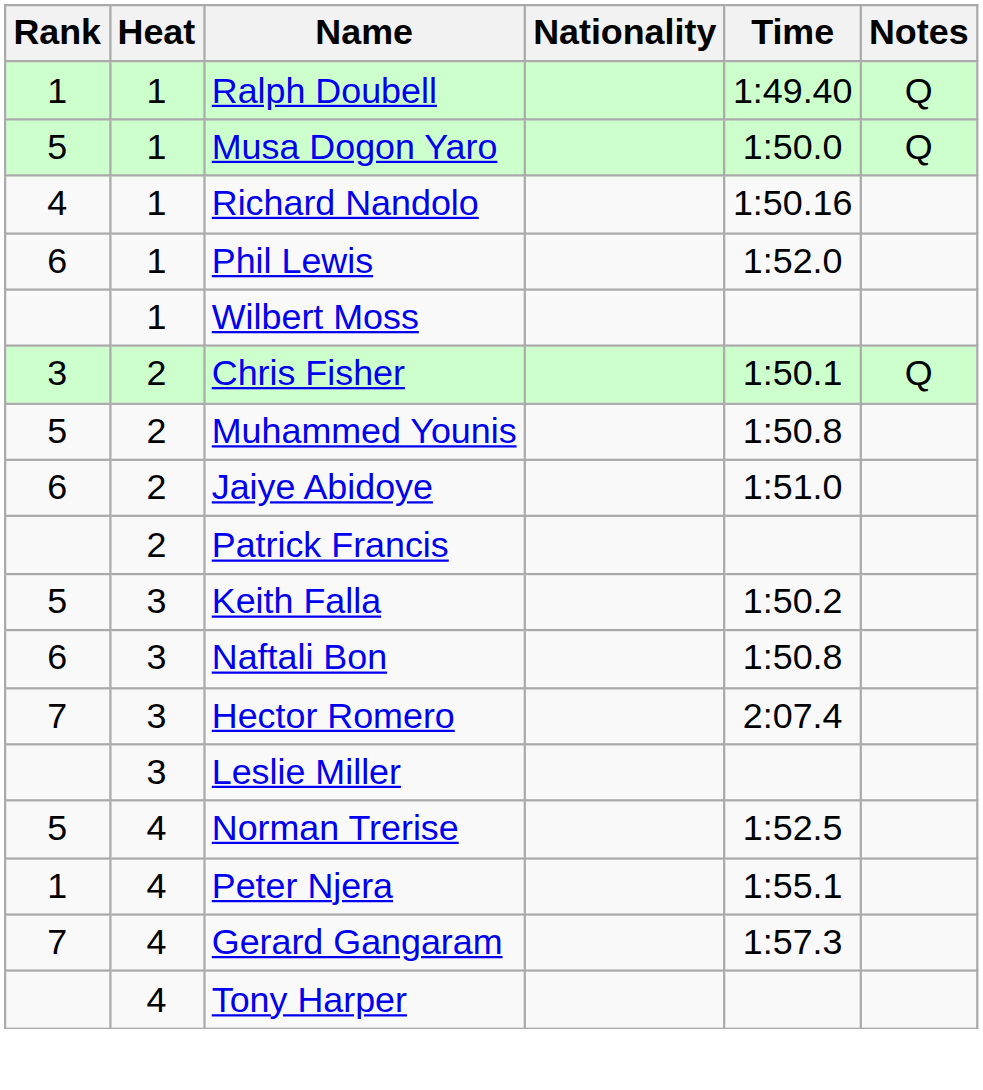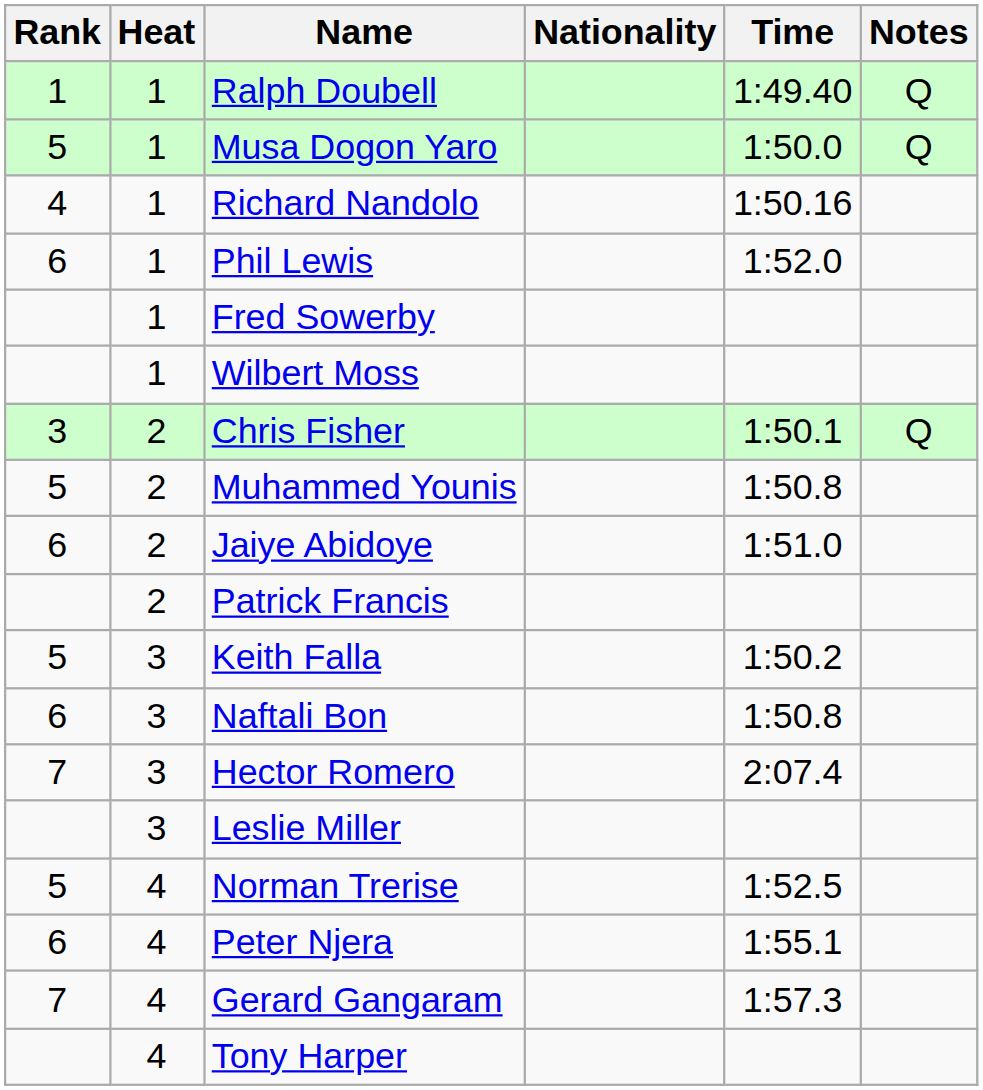+ row: (323, 317)
(57, 885) 1 -> (57, 942) 6
